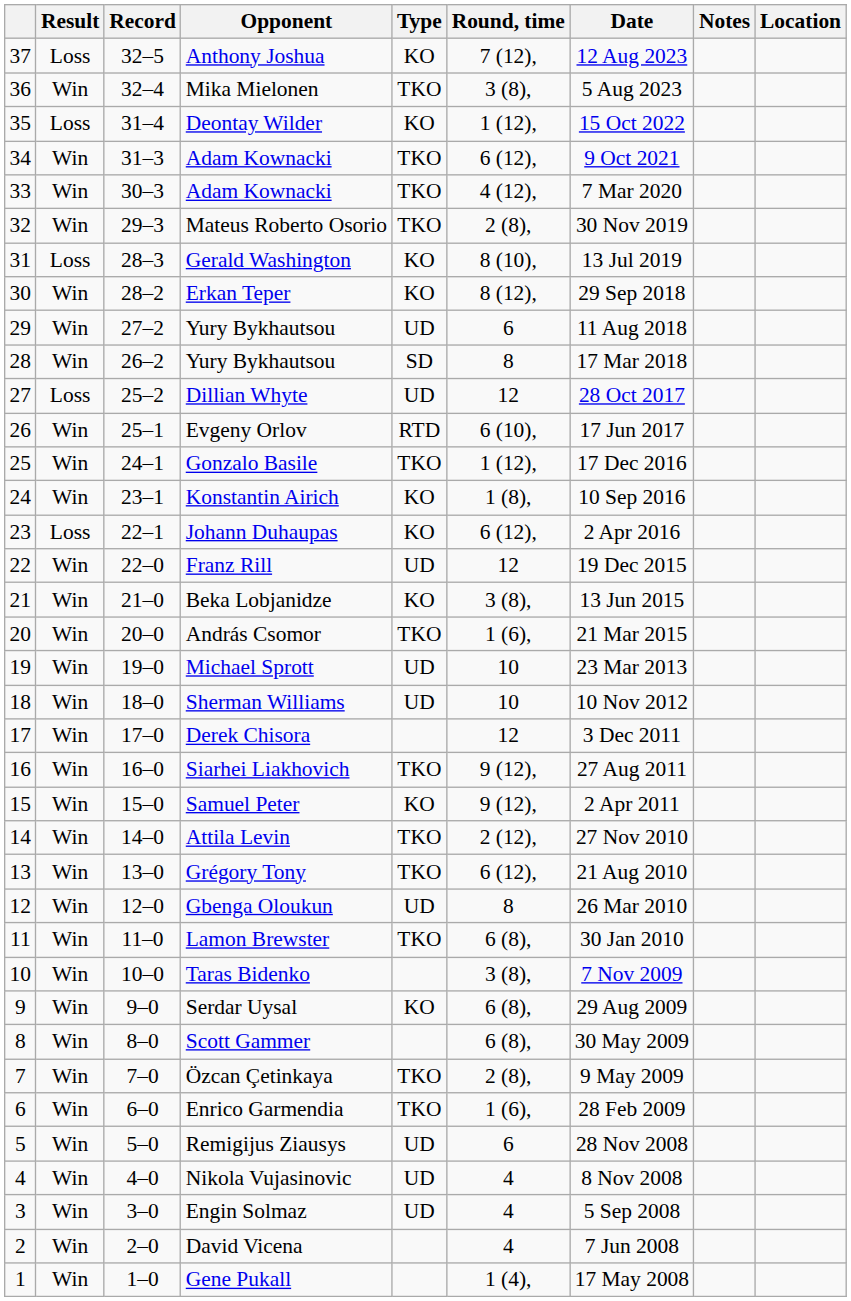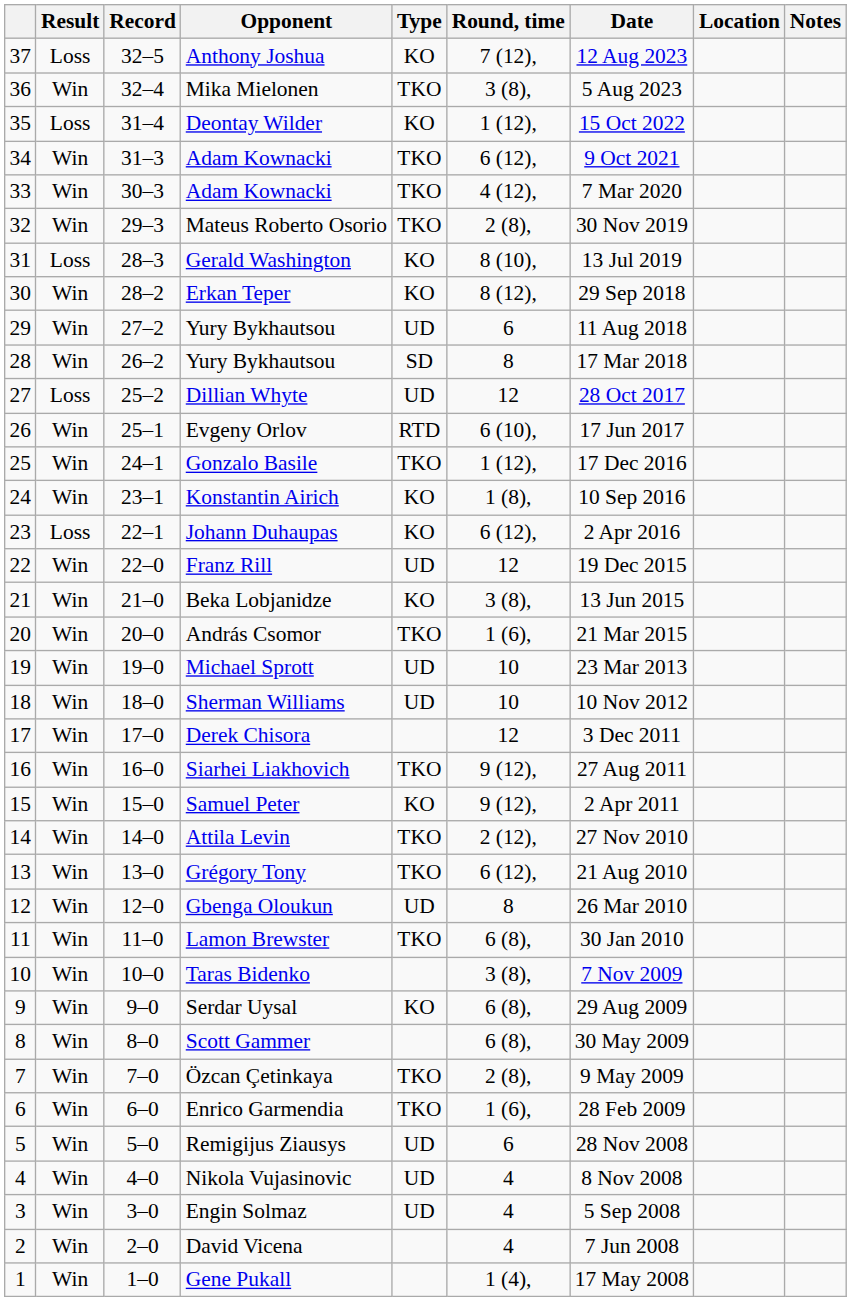columns swapped: (801, 21) <-> (725, 21)
